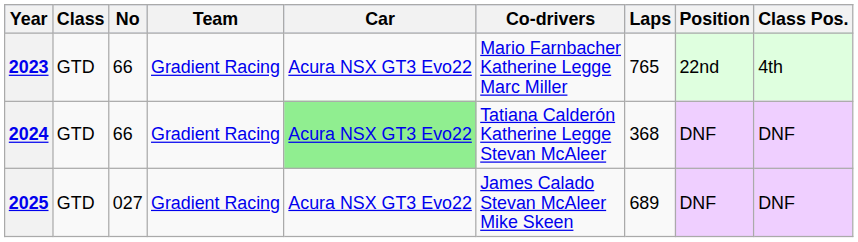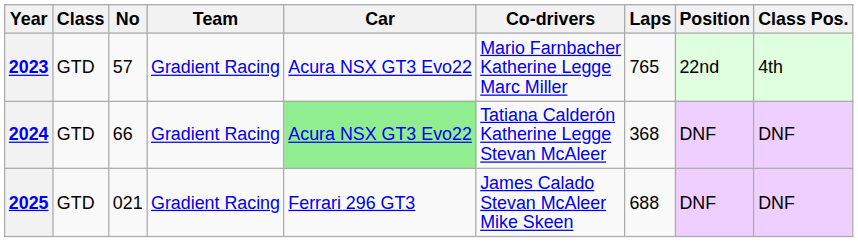(123, 67) 66 -> (123, 67) 57
(128, 203) 027 -> (128, 203) 021
(380, 203) Acura NSX GT3 Evo22 -> (352, 203) Ferrari 296 GT3
(644, 203) 689 -> (644, 203) 688
